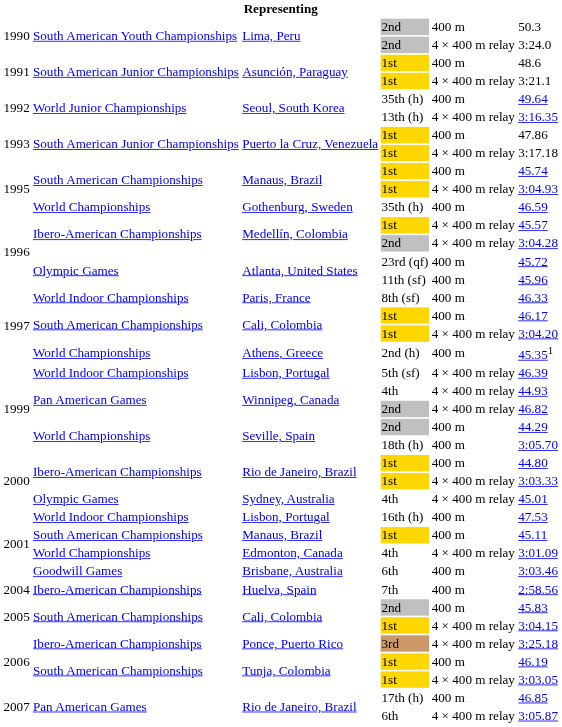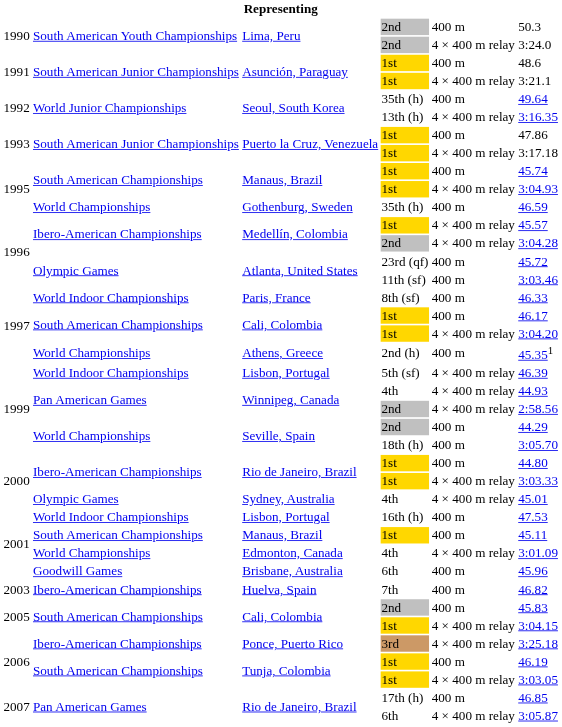(533, 279) 45.96 -> (538, 279) 3:03.46
(533, 409) 46.82 -> (538, 409) 2:58.56
(538, 571) 3:03.46 -> (533, 571) 45.96
(17, 589) 2004 -> (17, 589) 2003
(538, 589) 2:58.56 -> (533, 589) 46.82
